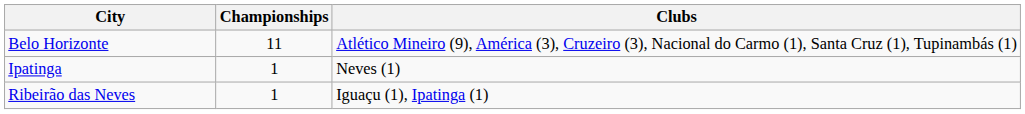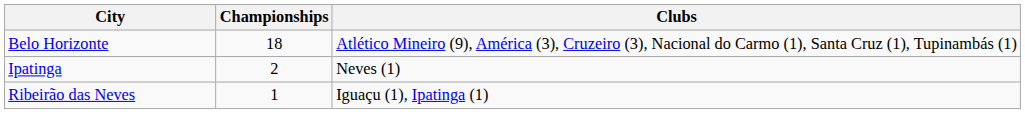(274, 43) 11 -> (274, 43) 18
(274, 69) 1 -> (274, 69) 2
